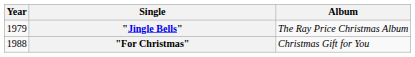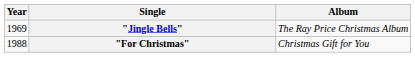(17, 28) 1979 -> (17, 28) 1969
